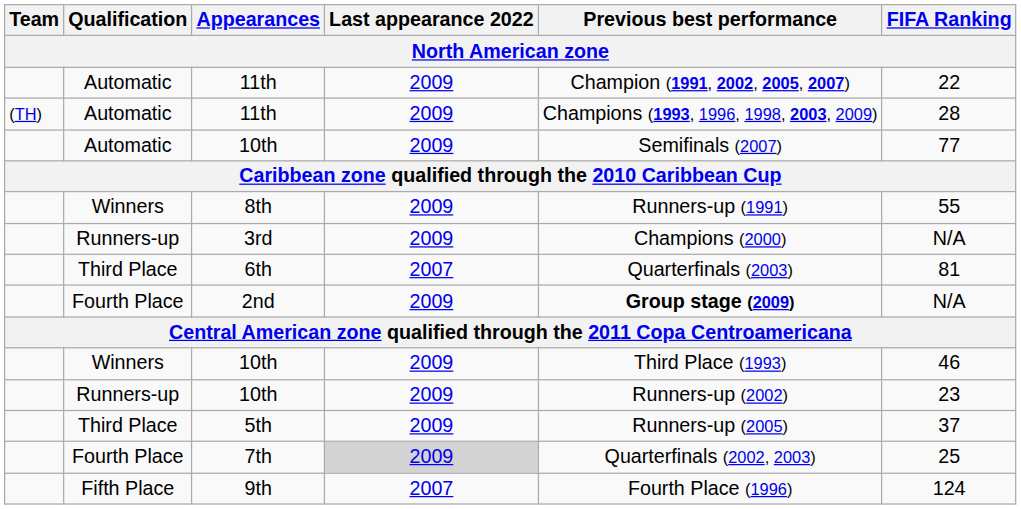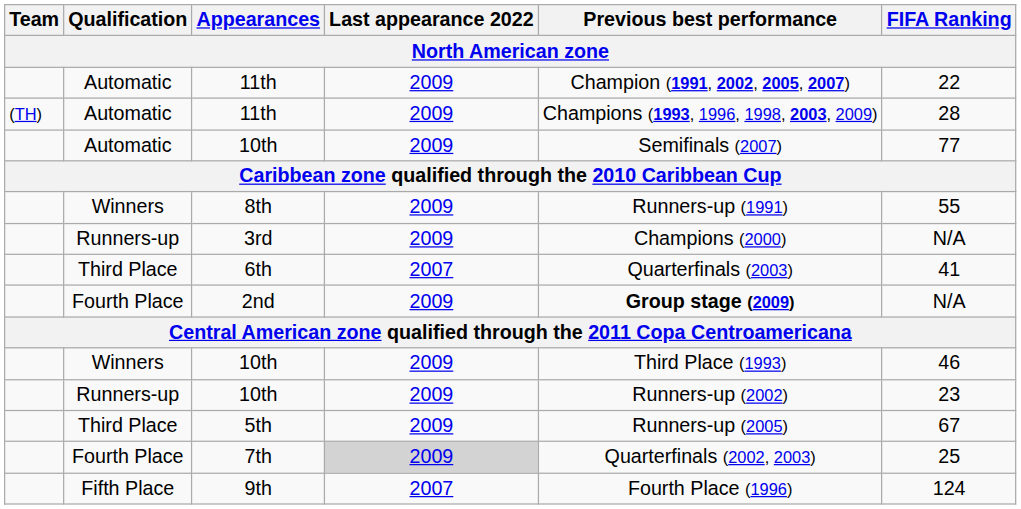(949, 269) 81 -> (949, 269) 41
(949, 425) 37 -> (949, 425) 67
